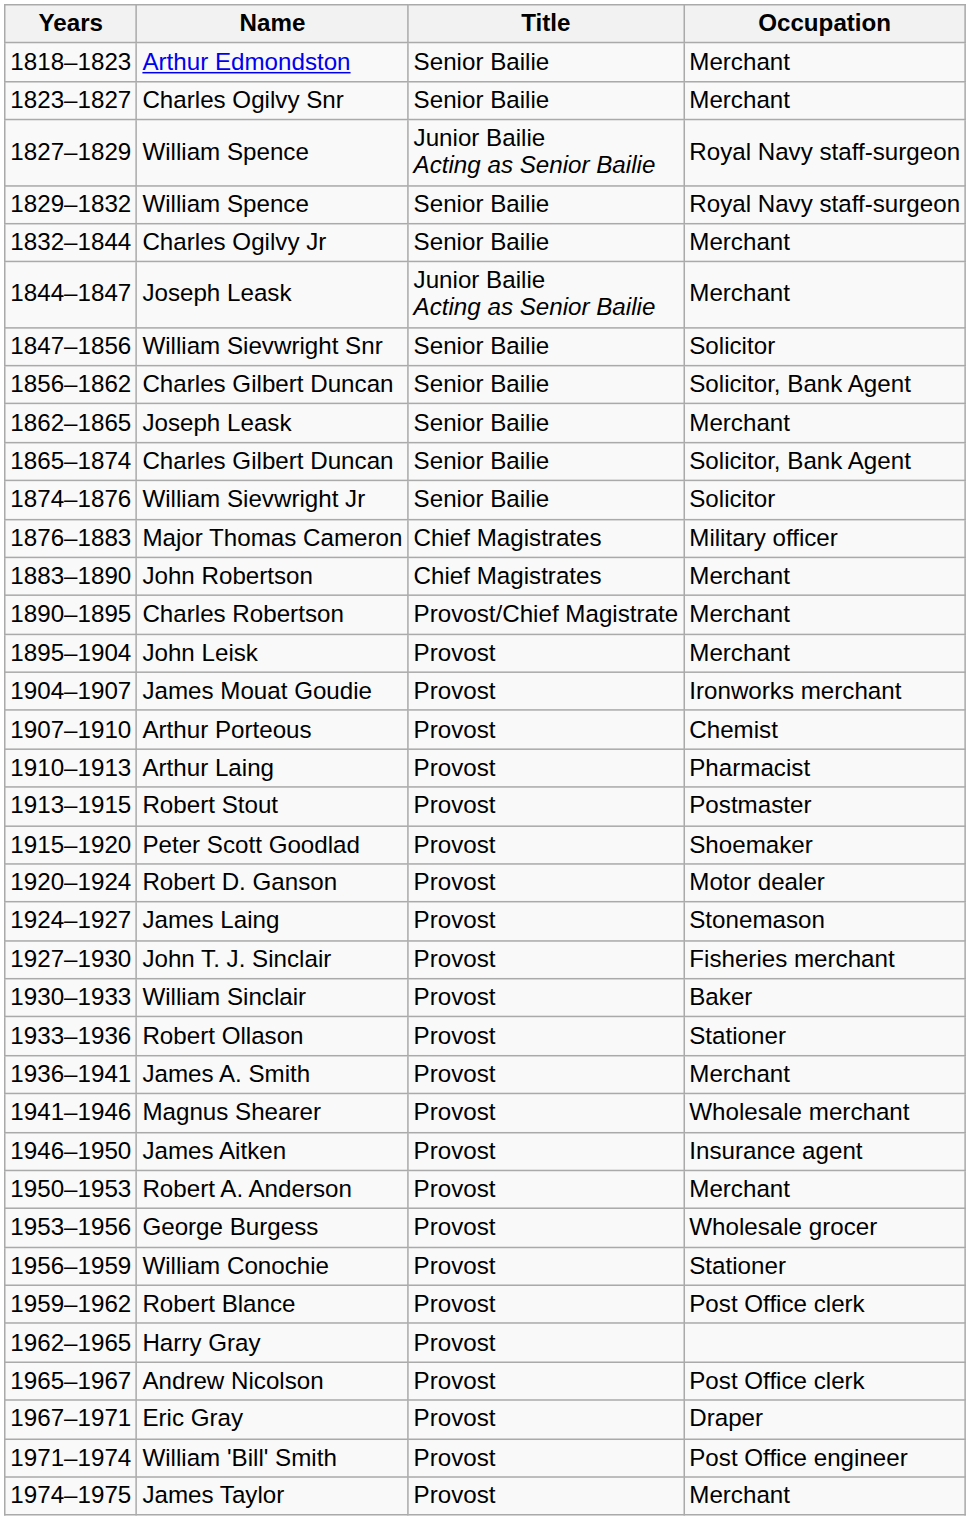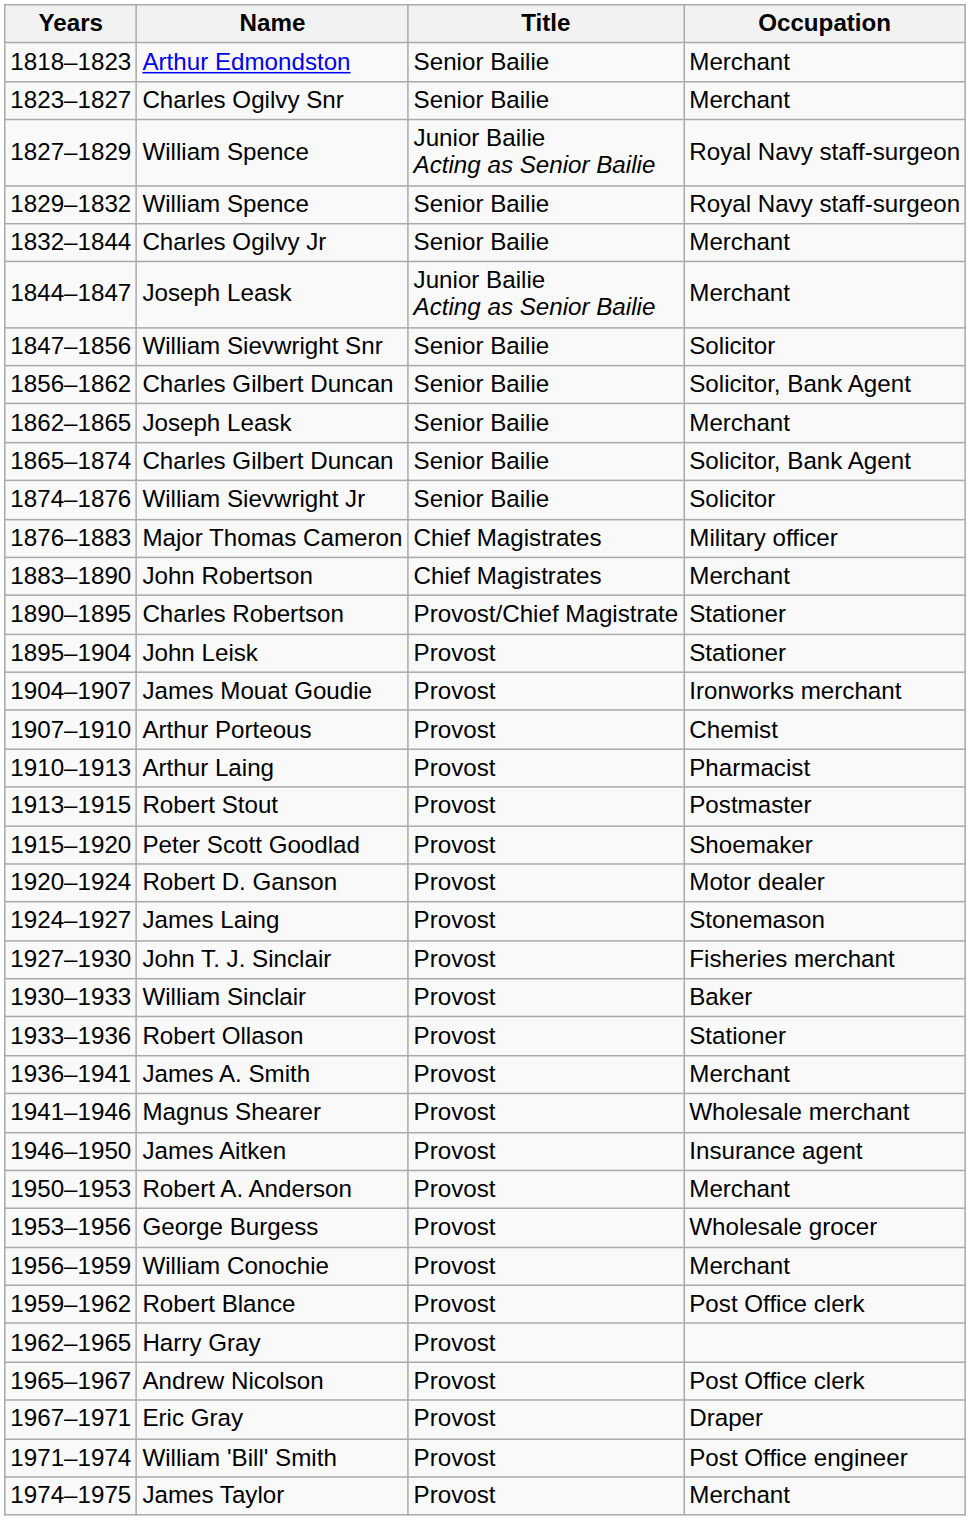(740, 614) Merchant -> (738, 614) Stationer
(740, 652) Merchant -> (738, 652) Stationer
(738, 1265) Stationer -> (740, 1265) Merchant
